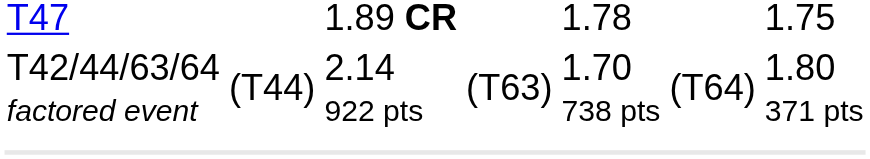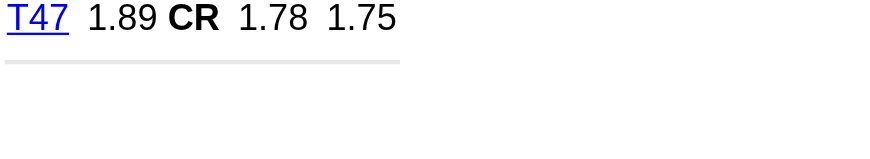- row: (113, 88)
